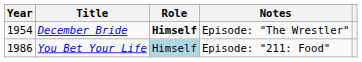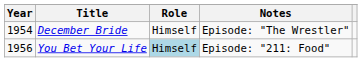(174, 30) bold -> (174, 30) normal
(20, 48) 1986 -> (20, 48) 1956
